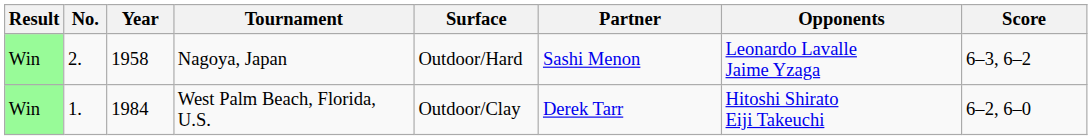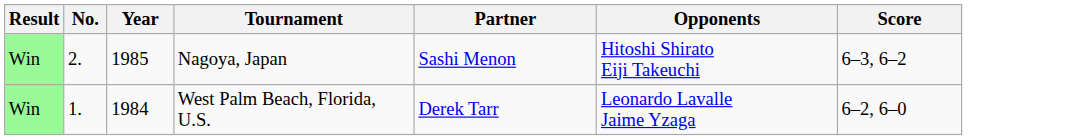- column: (476, 19)
(130, 59) 1958 -> (130, 59) 1985
(791, 59) Leonardo Lavalle Jaime Yzaga -> (657, 59) Hitoshi Shirato Eiji Takeuchi
(782, 109) Hitoshi Shirato Eiji Takeuchi -> (667, 109) Leonardo Lavalle Jaime Yzaga
